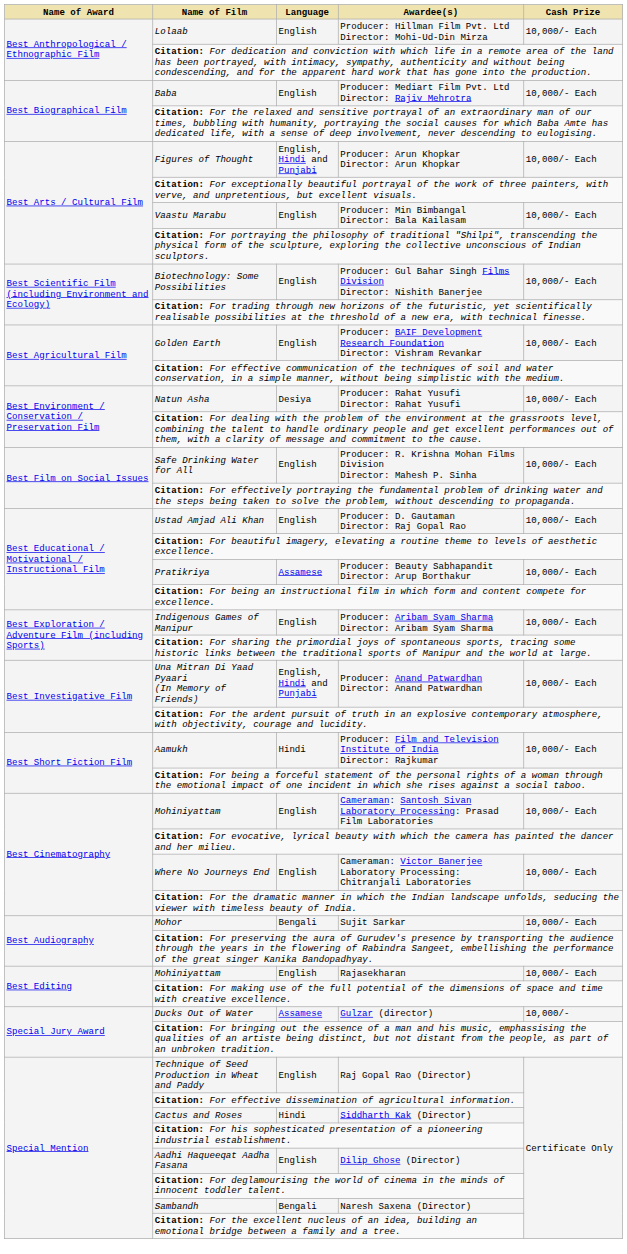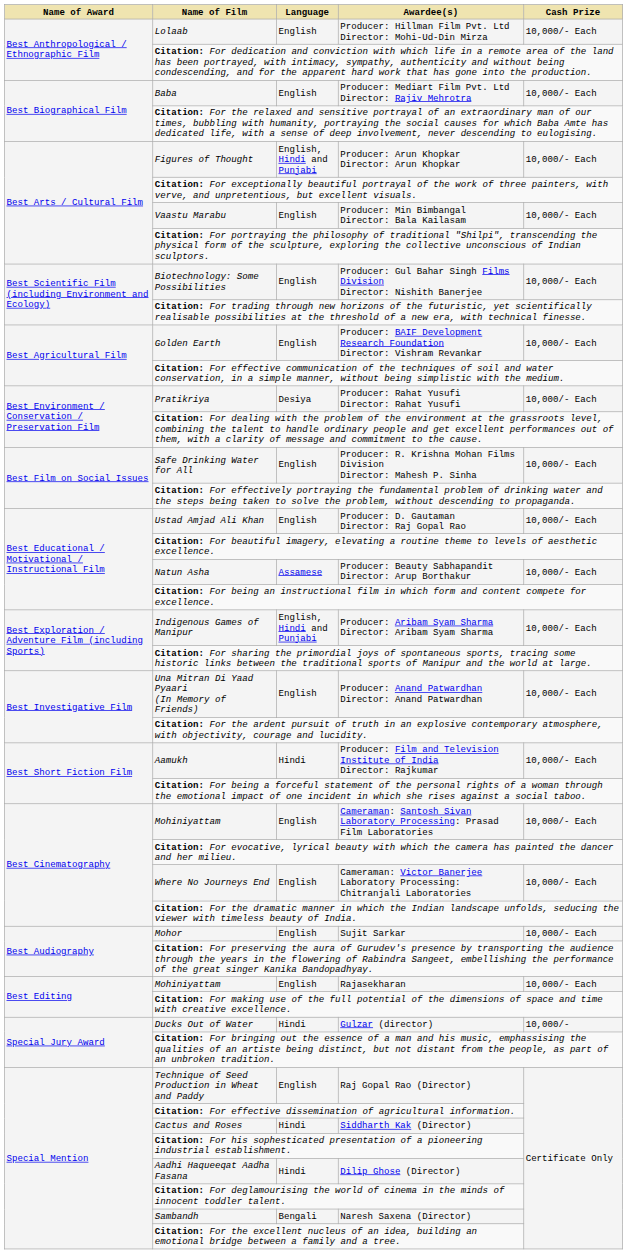(182, 399) Natun Asha -> (182, 399) Pratikriya
(182, 572) Pratikriya -> (182, 572) Natun Asha
(298, 622) English -> (303, 628) English, Hindi and Punjabi
(303, 684) English, Hindi and Punjabi -> (298, 694) English
(298, 923) Bengali -> (298, 934) English
(300, 1014) Assamese -> (292, 1024) Hindi
(298, 1161) English -> (292, 1171) Hindi
